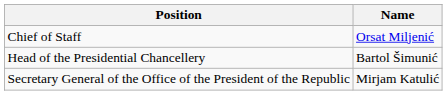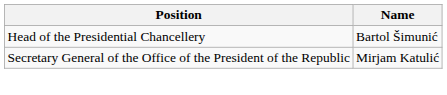- row: (44, 36)
